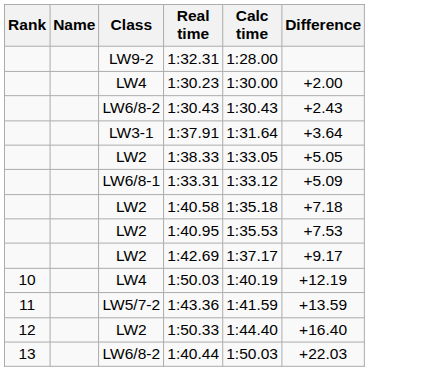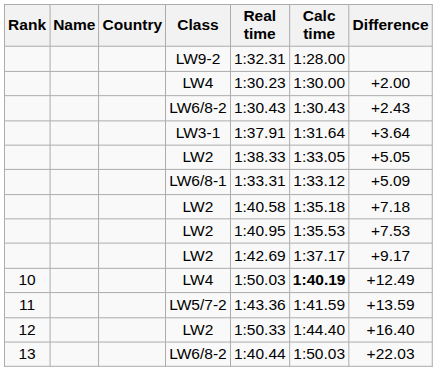+ column: (132, 25)
(252, 280) normal -> (319, 280) bold
(323, 280) +12.19 -> (391, 280) +12.49
